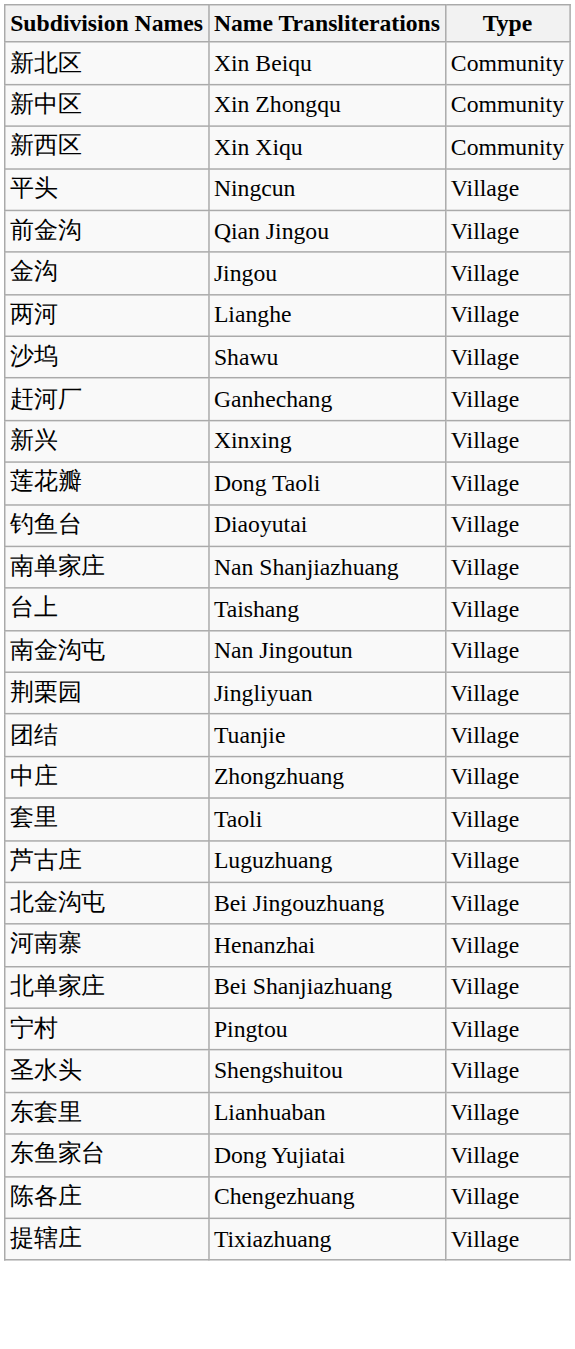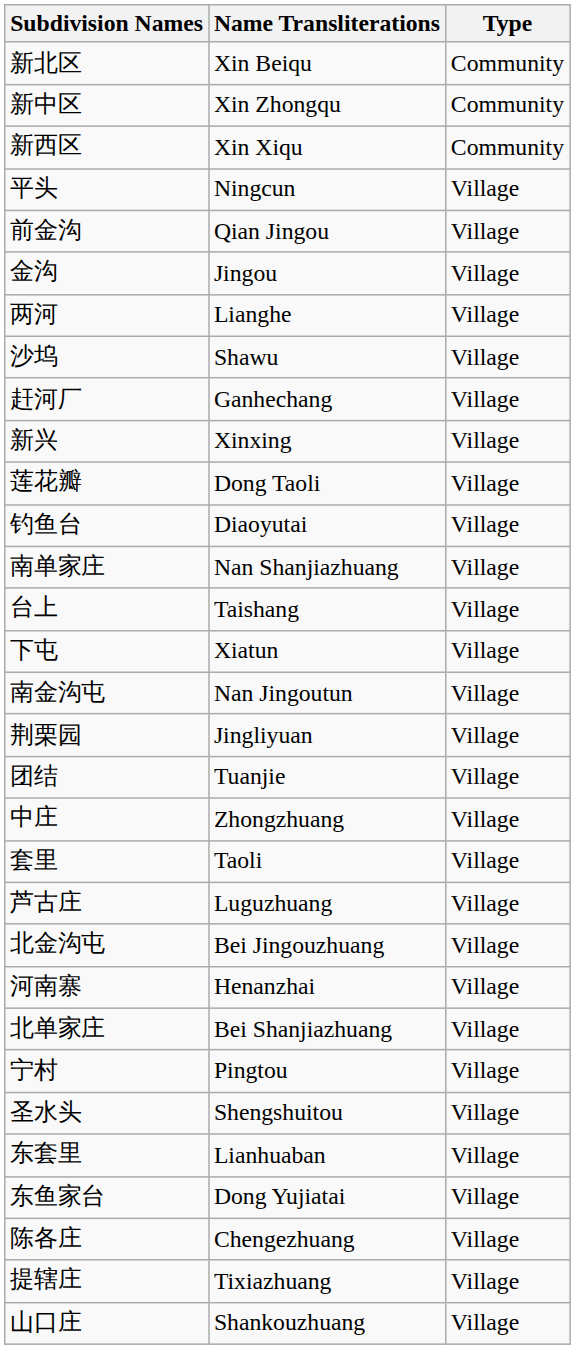+ row: (34, 650)
+ row: (46, 1322)
